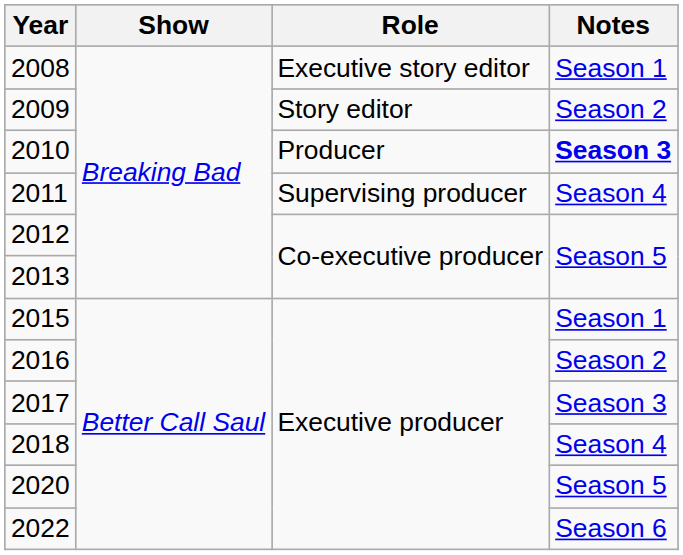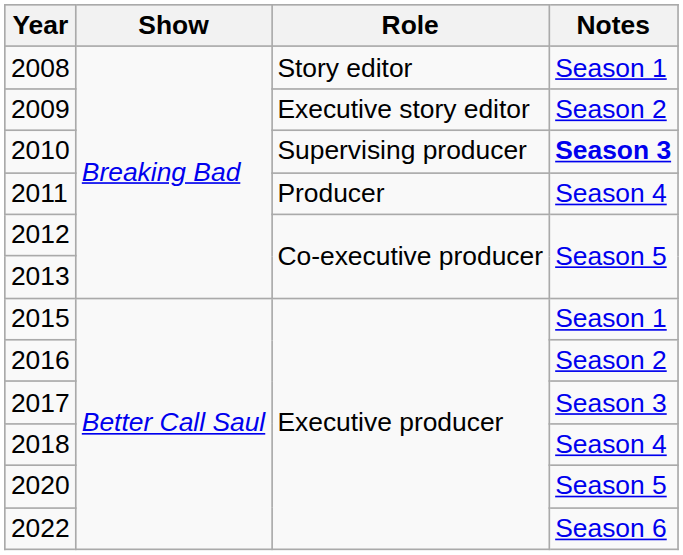(404, 67) Executive story editor -> (345, 67) Story editor
(345, 109) Story editor -> (404, 109) Executive story editor
(331, 151) Producer -> (402, 151) Supervising producer
(402, 192) Supervising producer -> (331, 192) Producer
